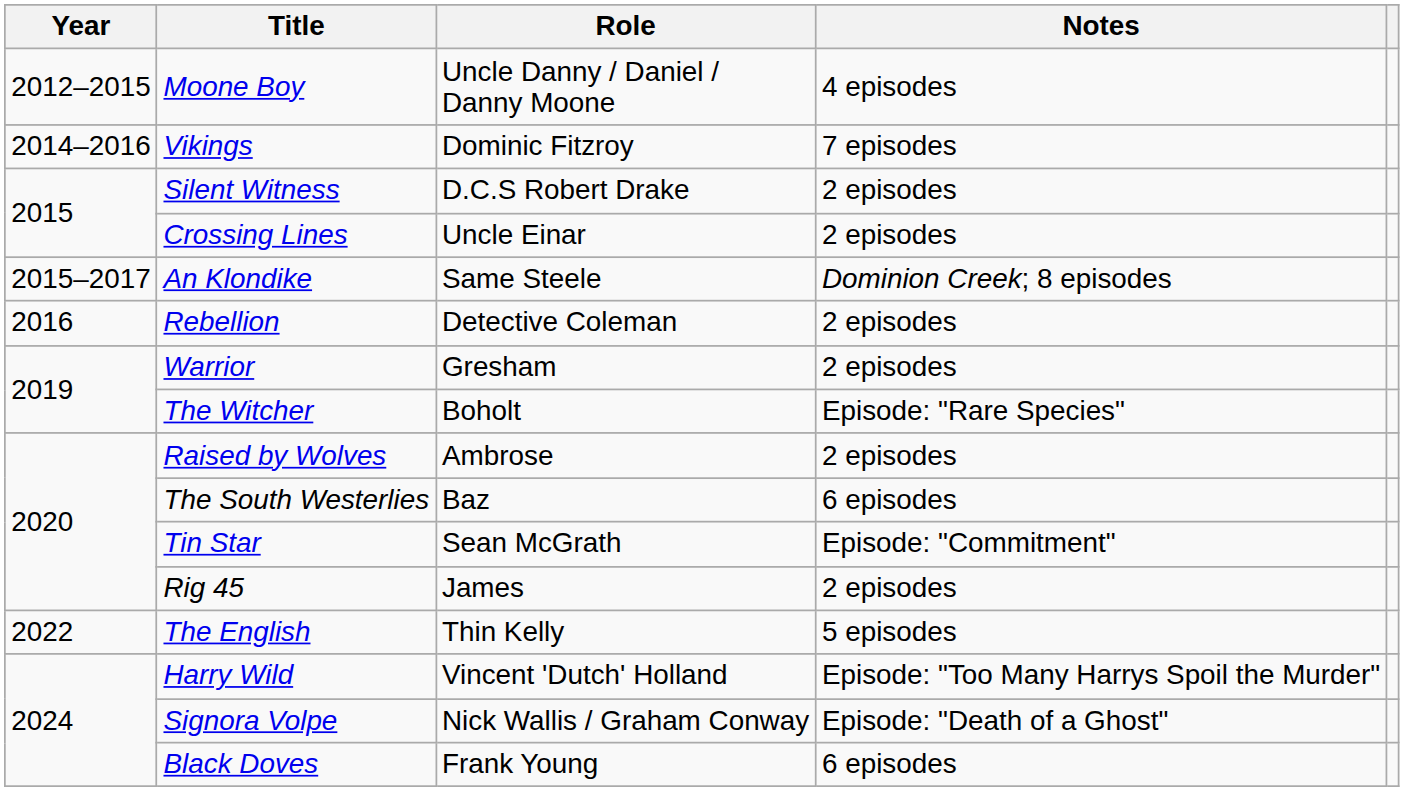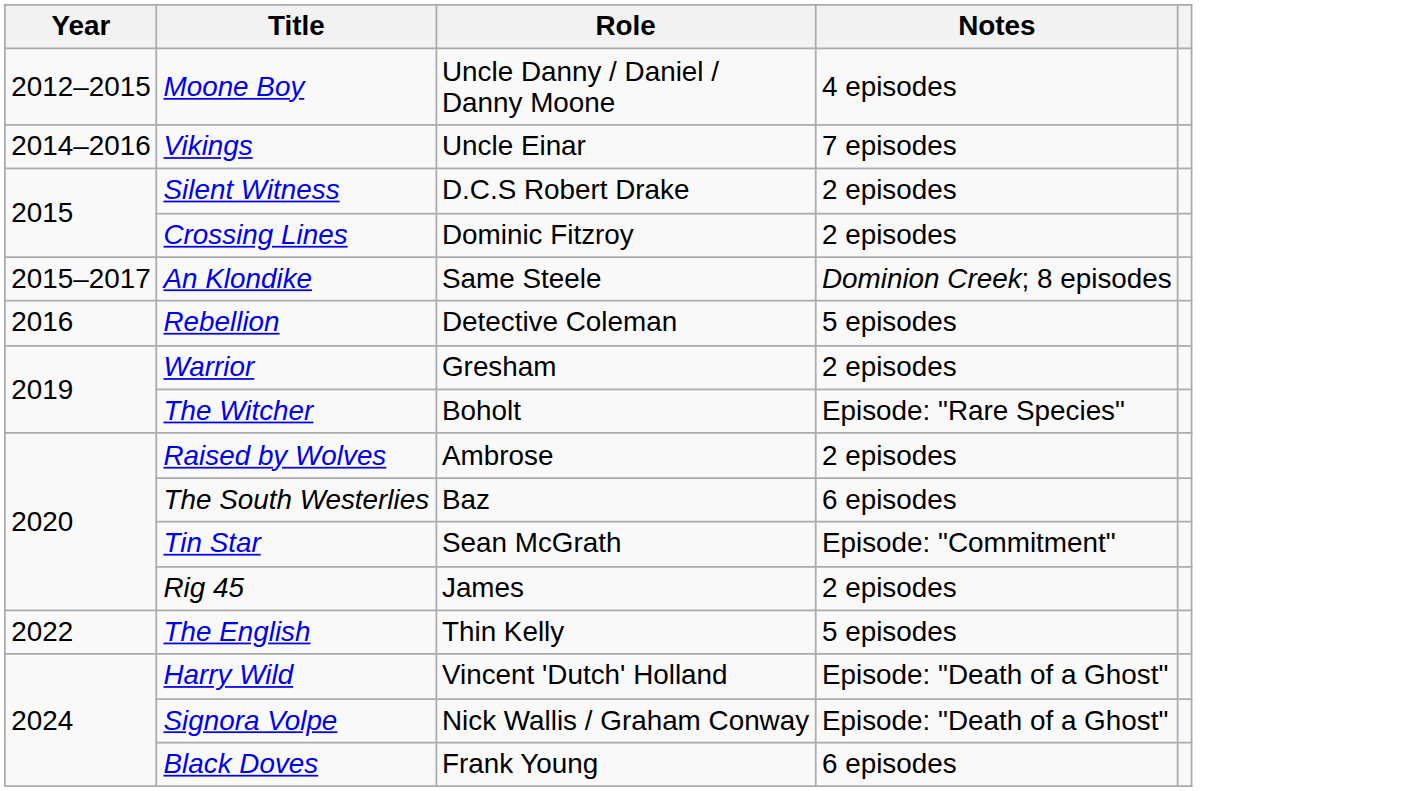(538, 146) Dominic Fitzroy -> (514, 146) Uncle Einar
(514, 234) Uncle Einar -> (538, 234) Dominic Fitzroy
(889, 322) 2 episodes -> (889, 322) 5 episodes
(1101, 676) Episode: "Too Many Harrys Spoil the Murder" -> (995, 676) Episode: "Death of a Ghost"
